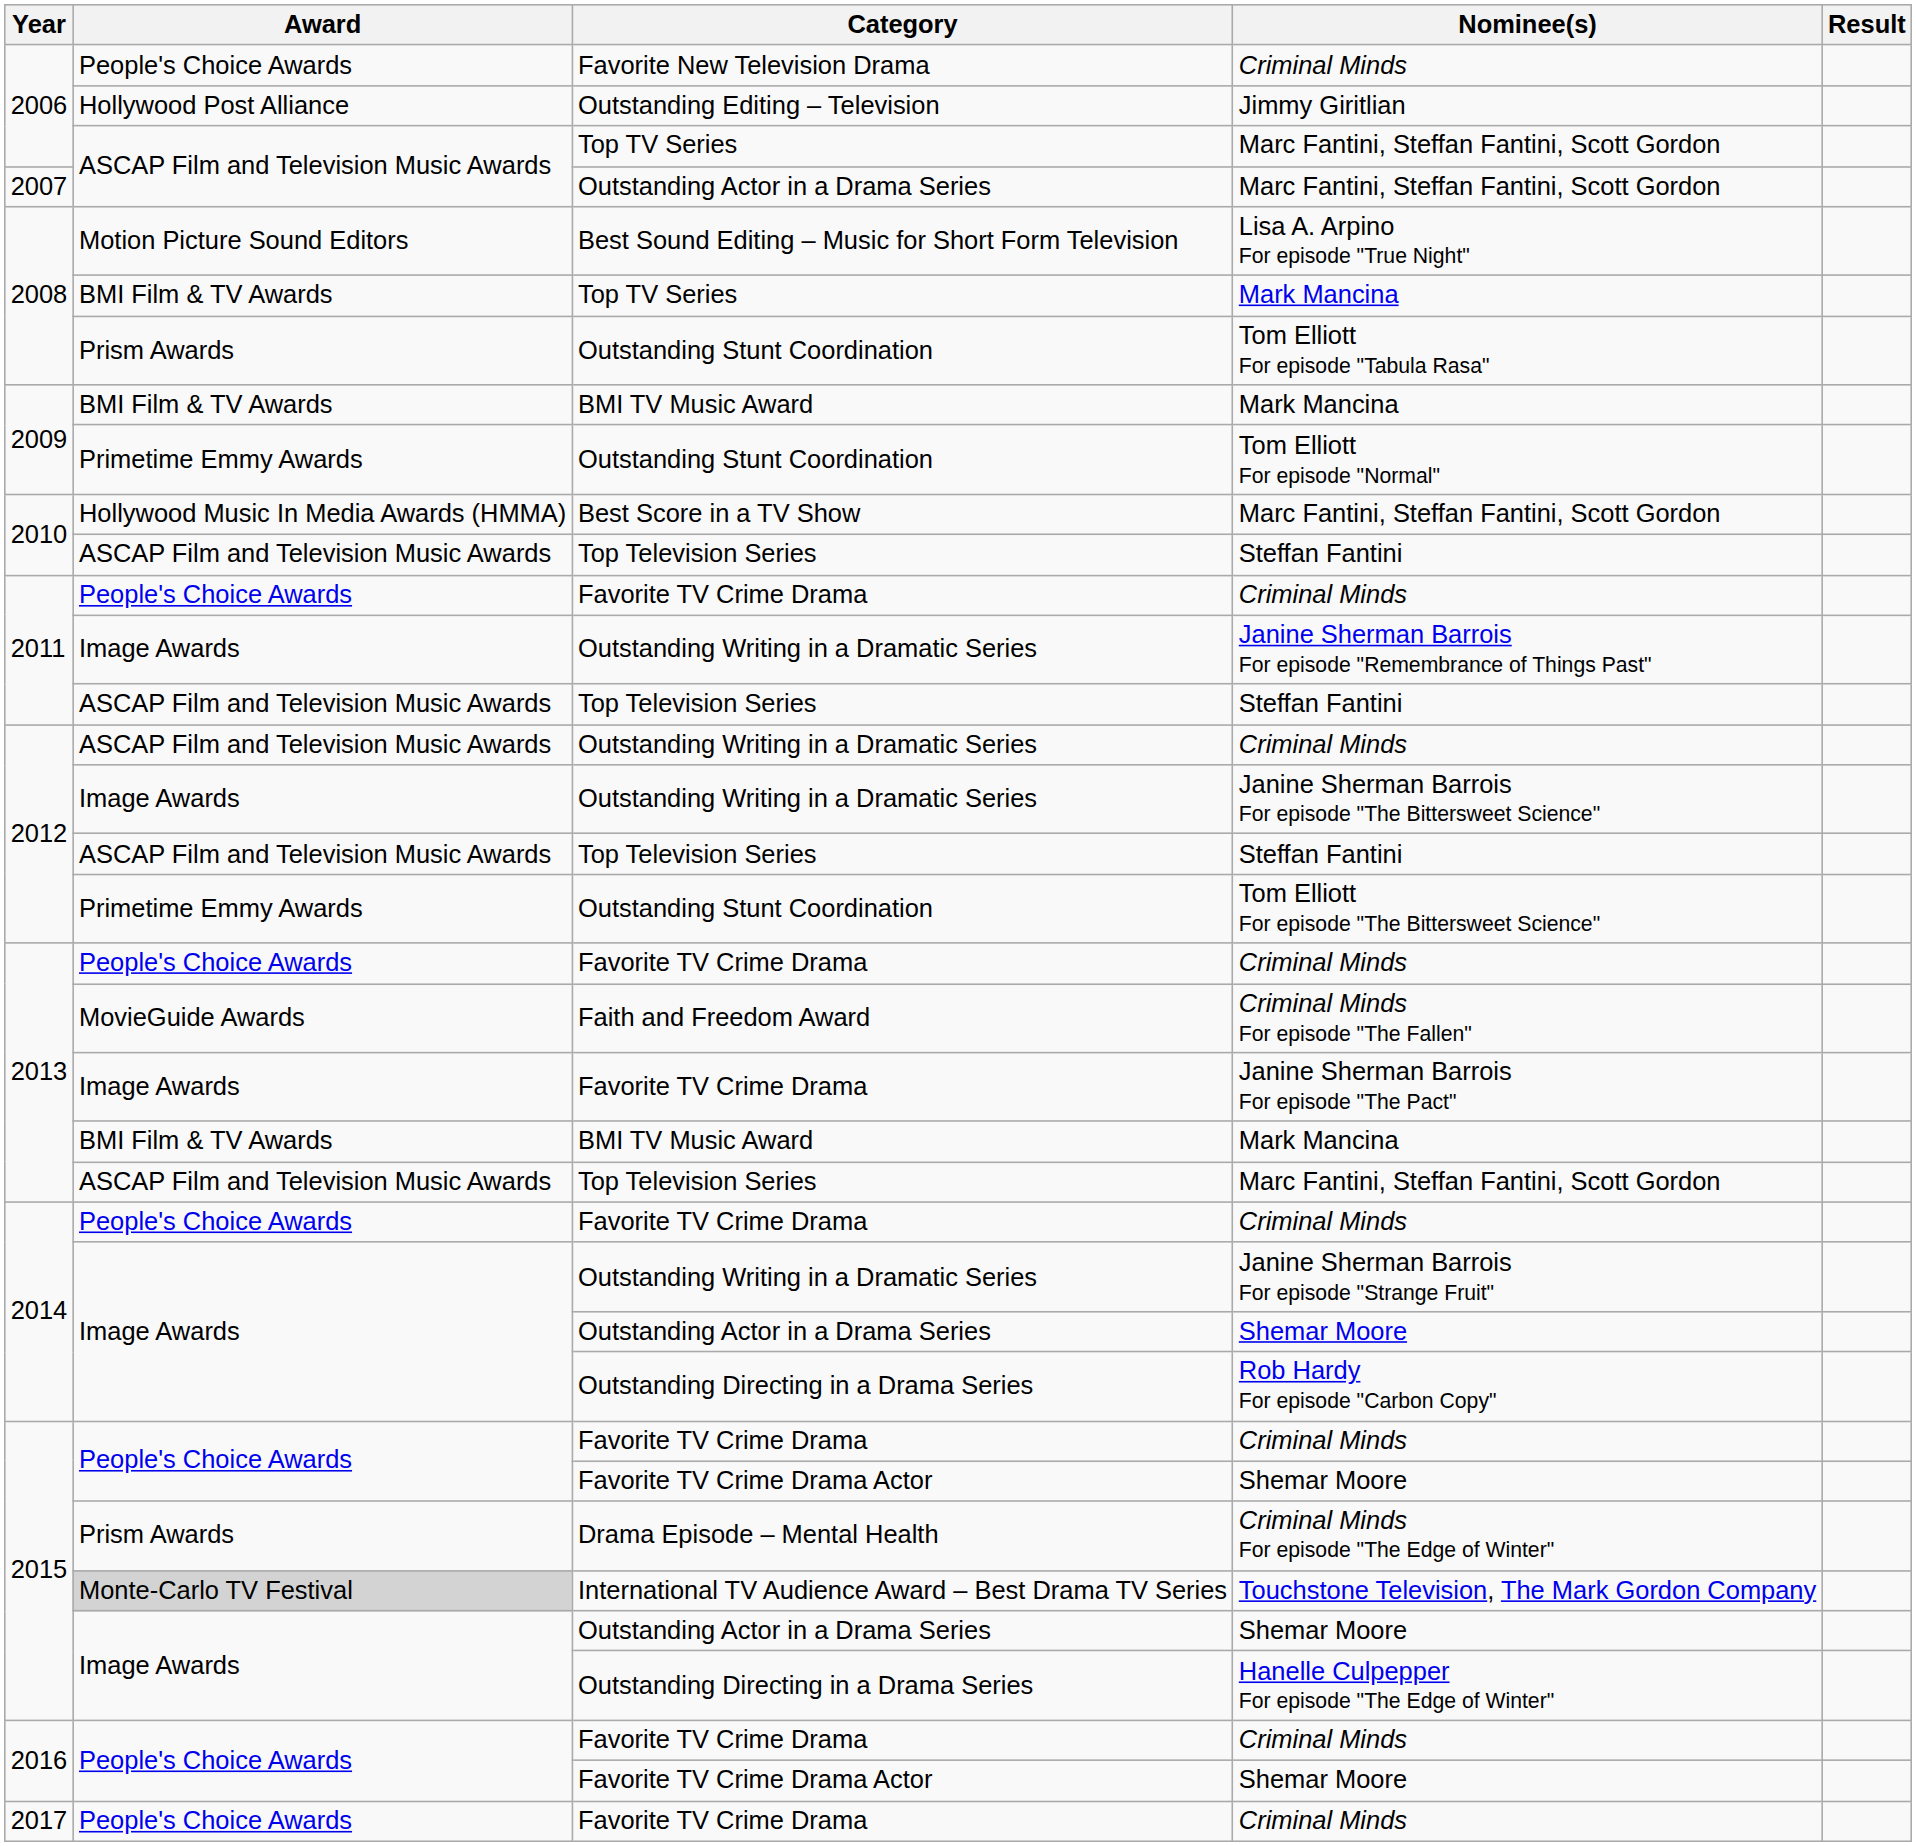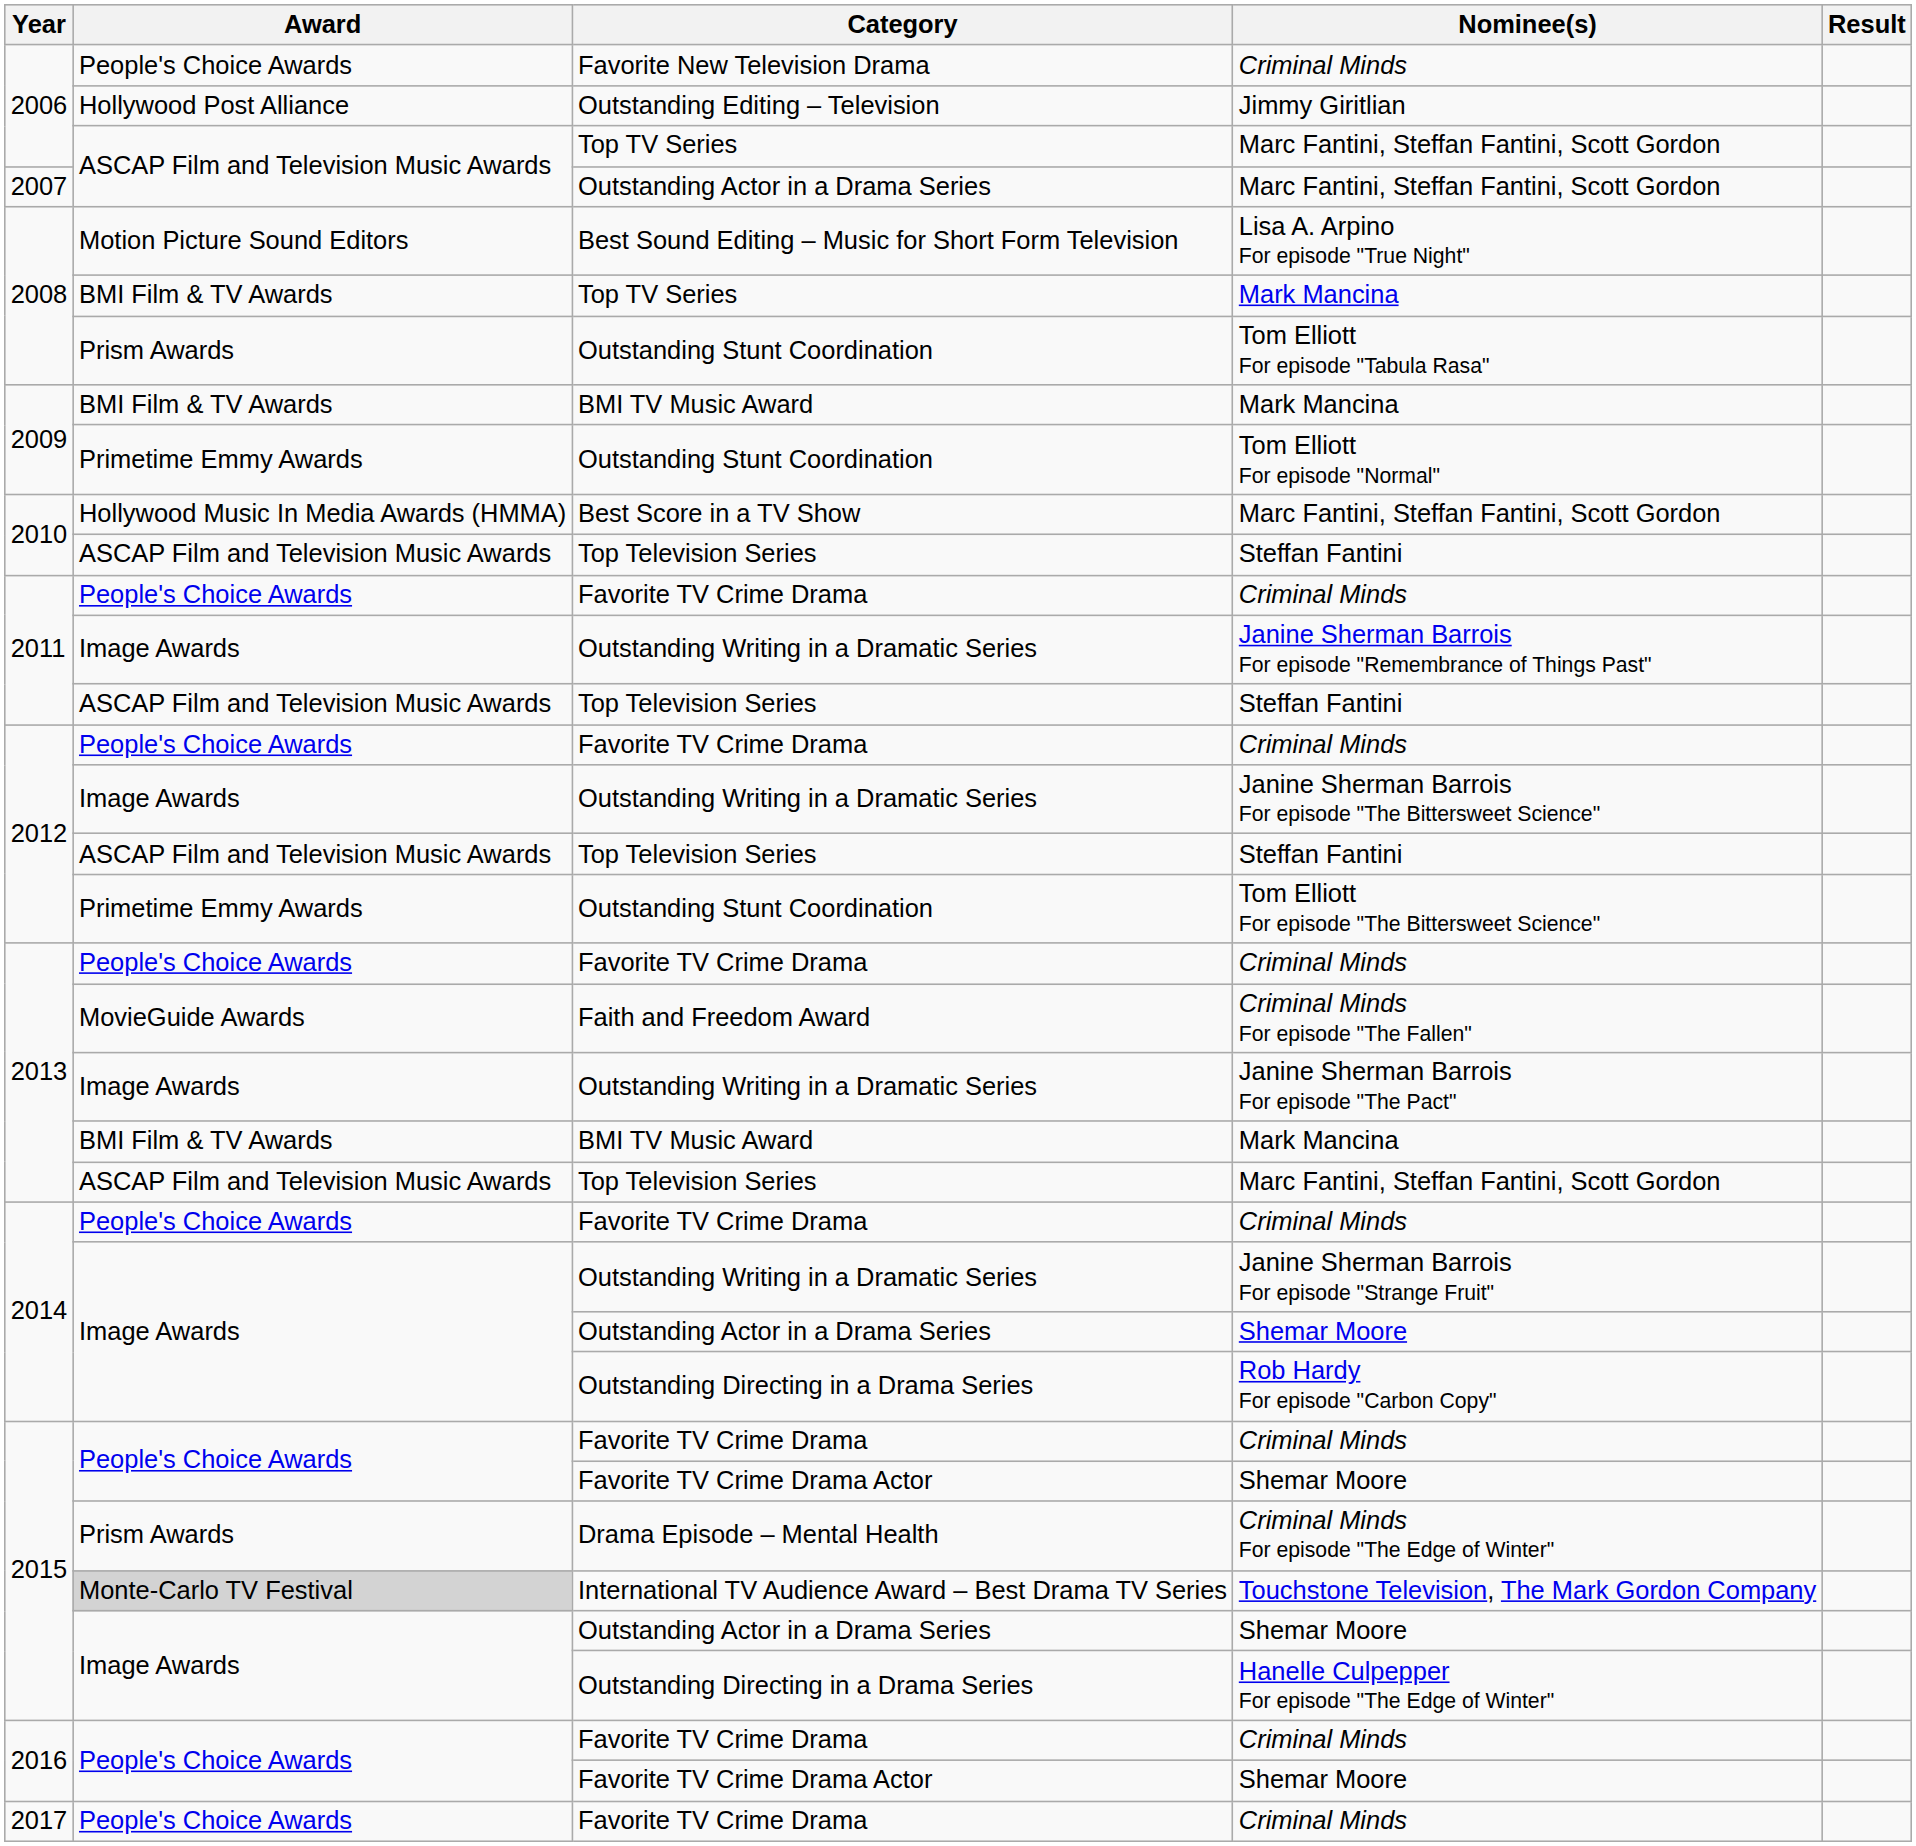(315, 744) ASCAP Film and Television Music Awards -> (216, 744) People's Choice Awards
(808, 744) Outstanding Writing in a Dramatic Series -> (723, 744) Favorite TV Crime Drama
(723, 1086) Favorite TV Crime Drama -> (808, 1086) Outstanding Writing in a Dramatic Series
